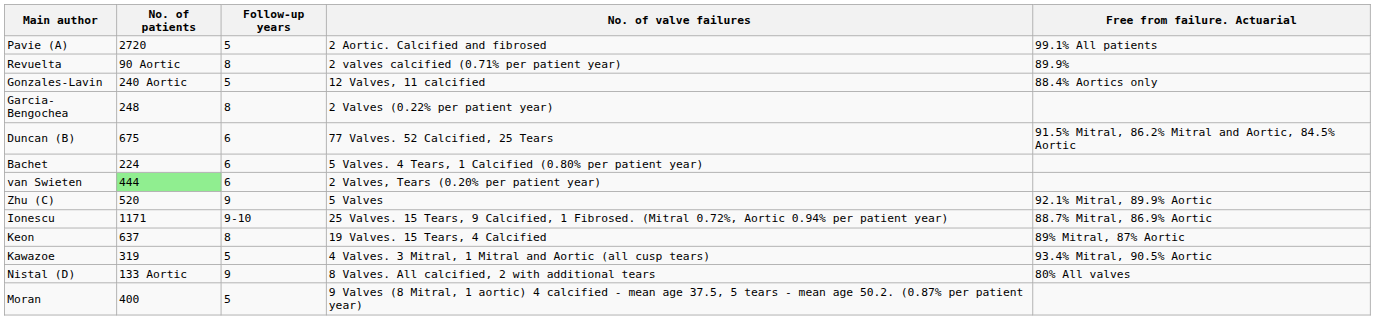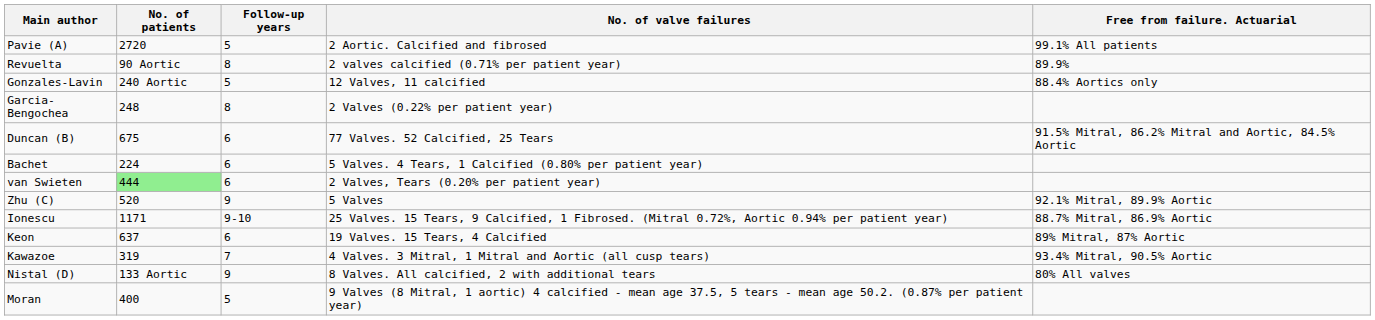(227, 237) 8 -> (227, 237) 6
(227, 256) 5 -> (227, 256) 7
